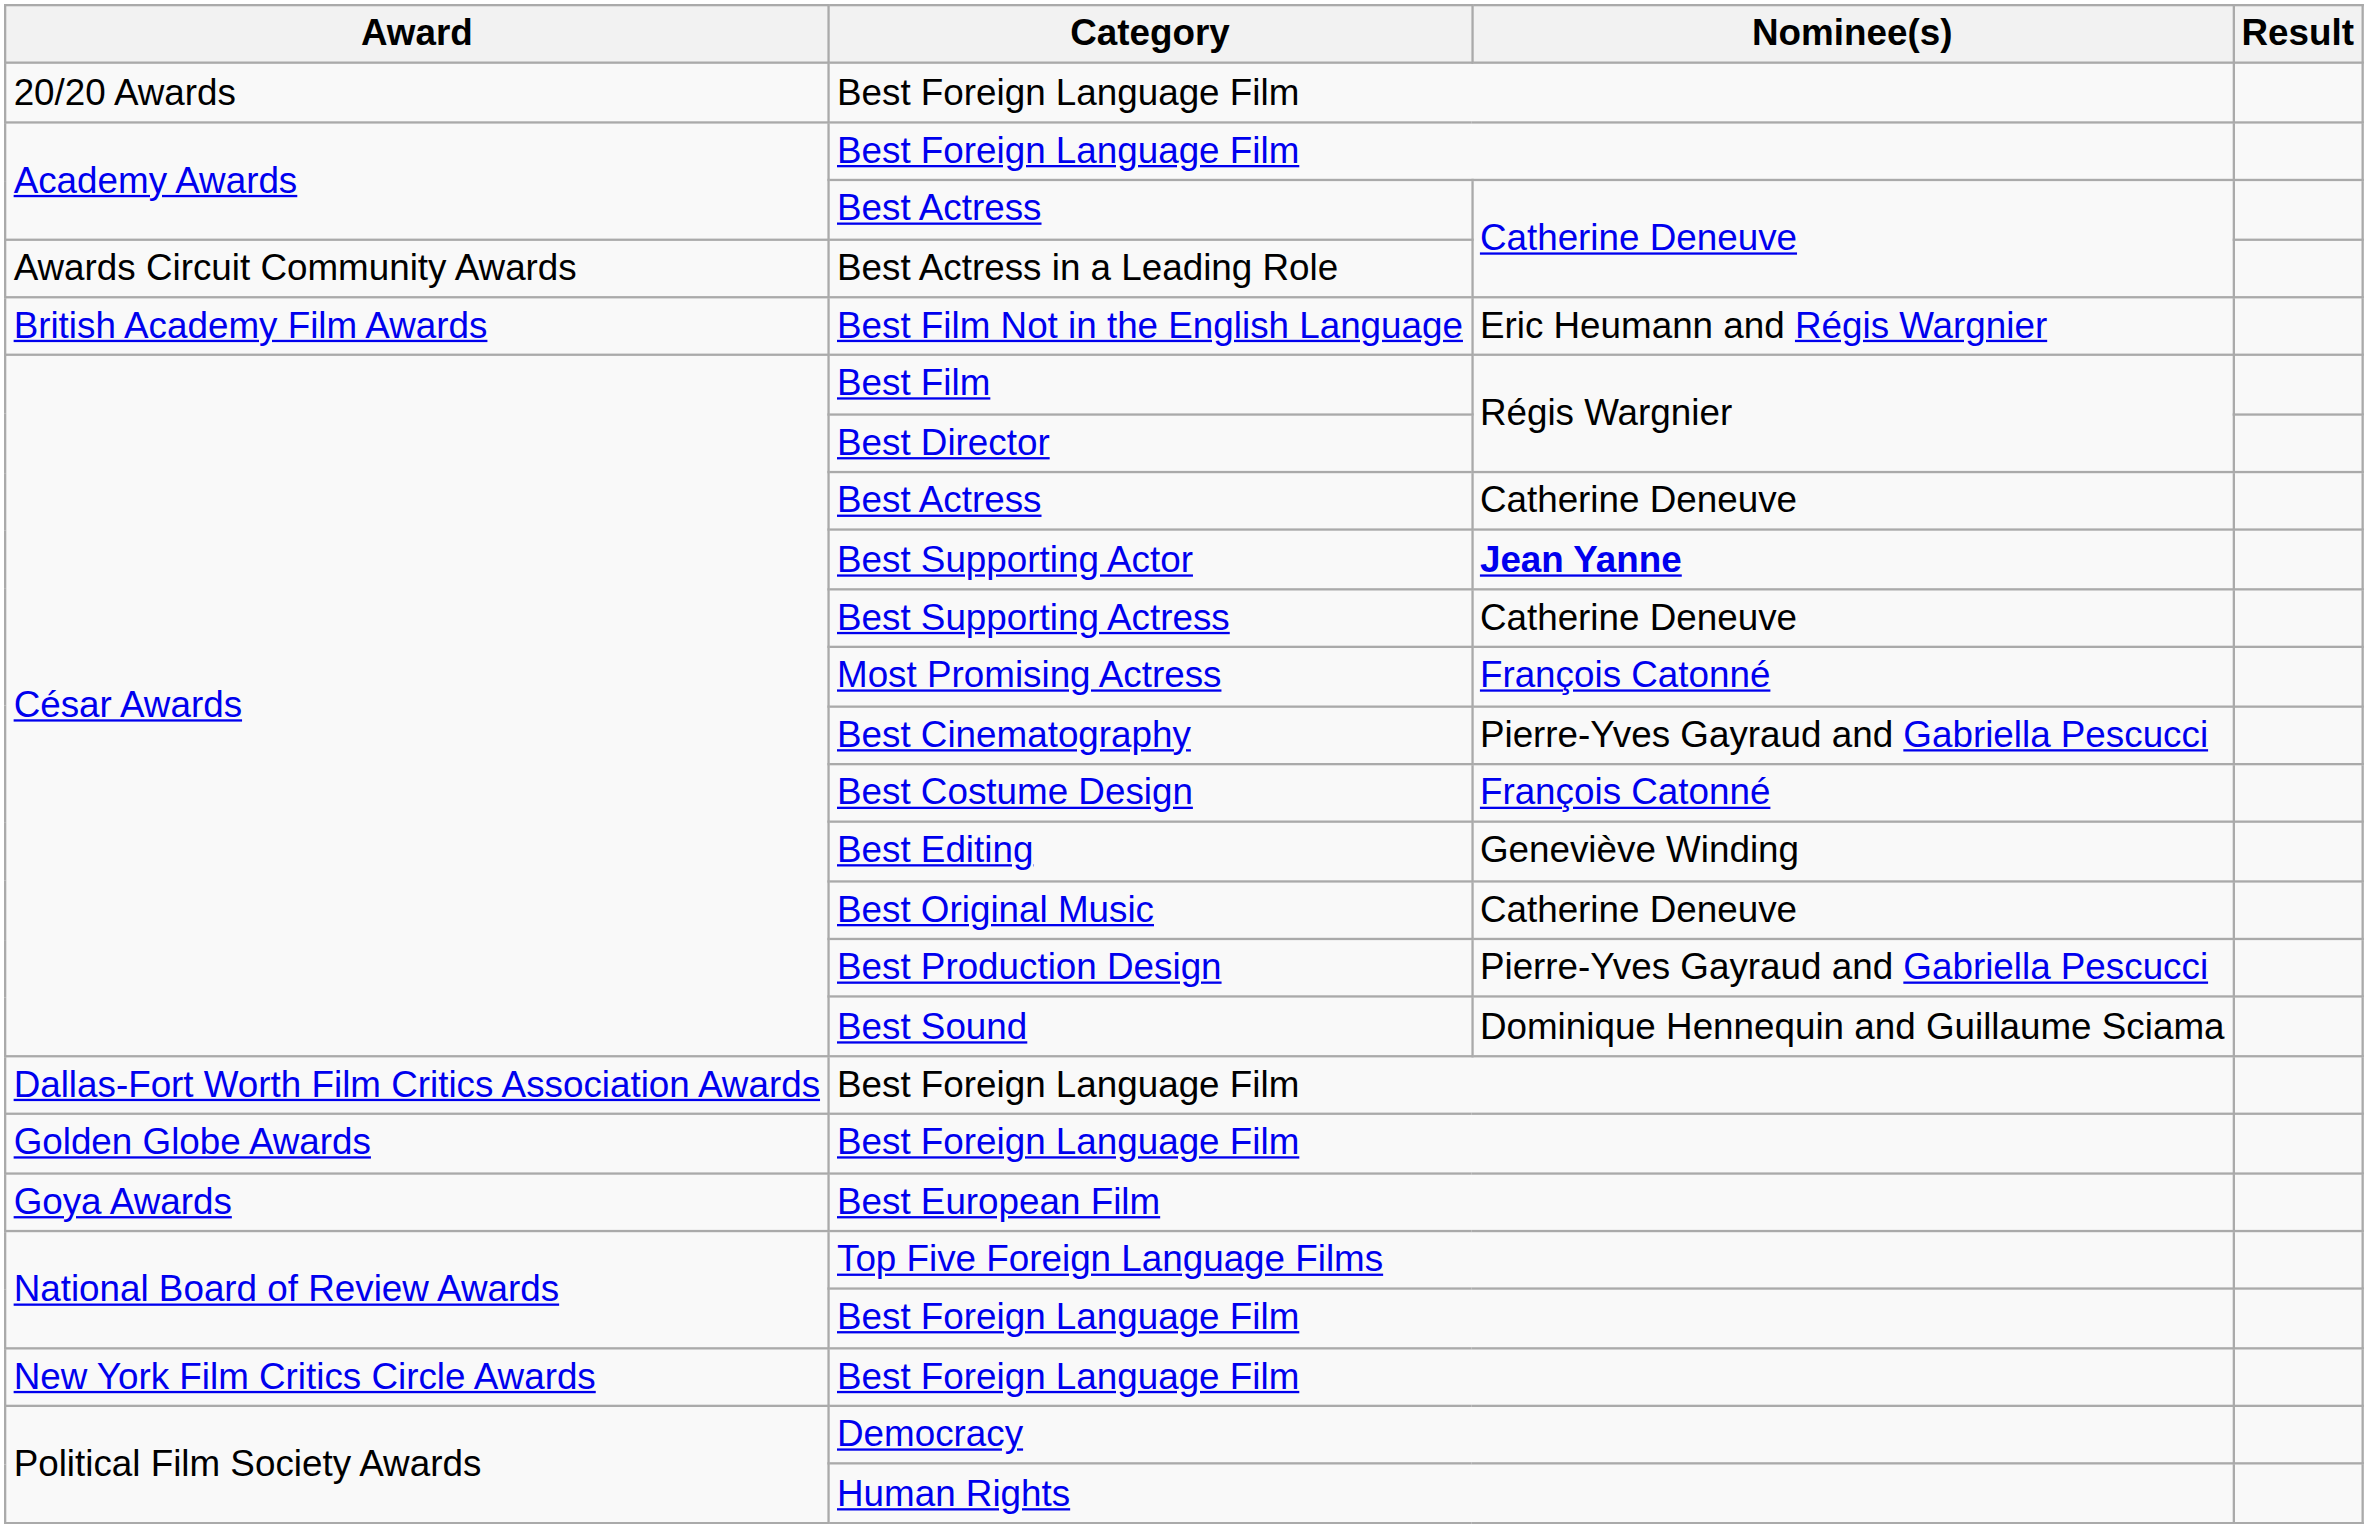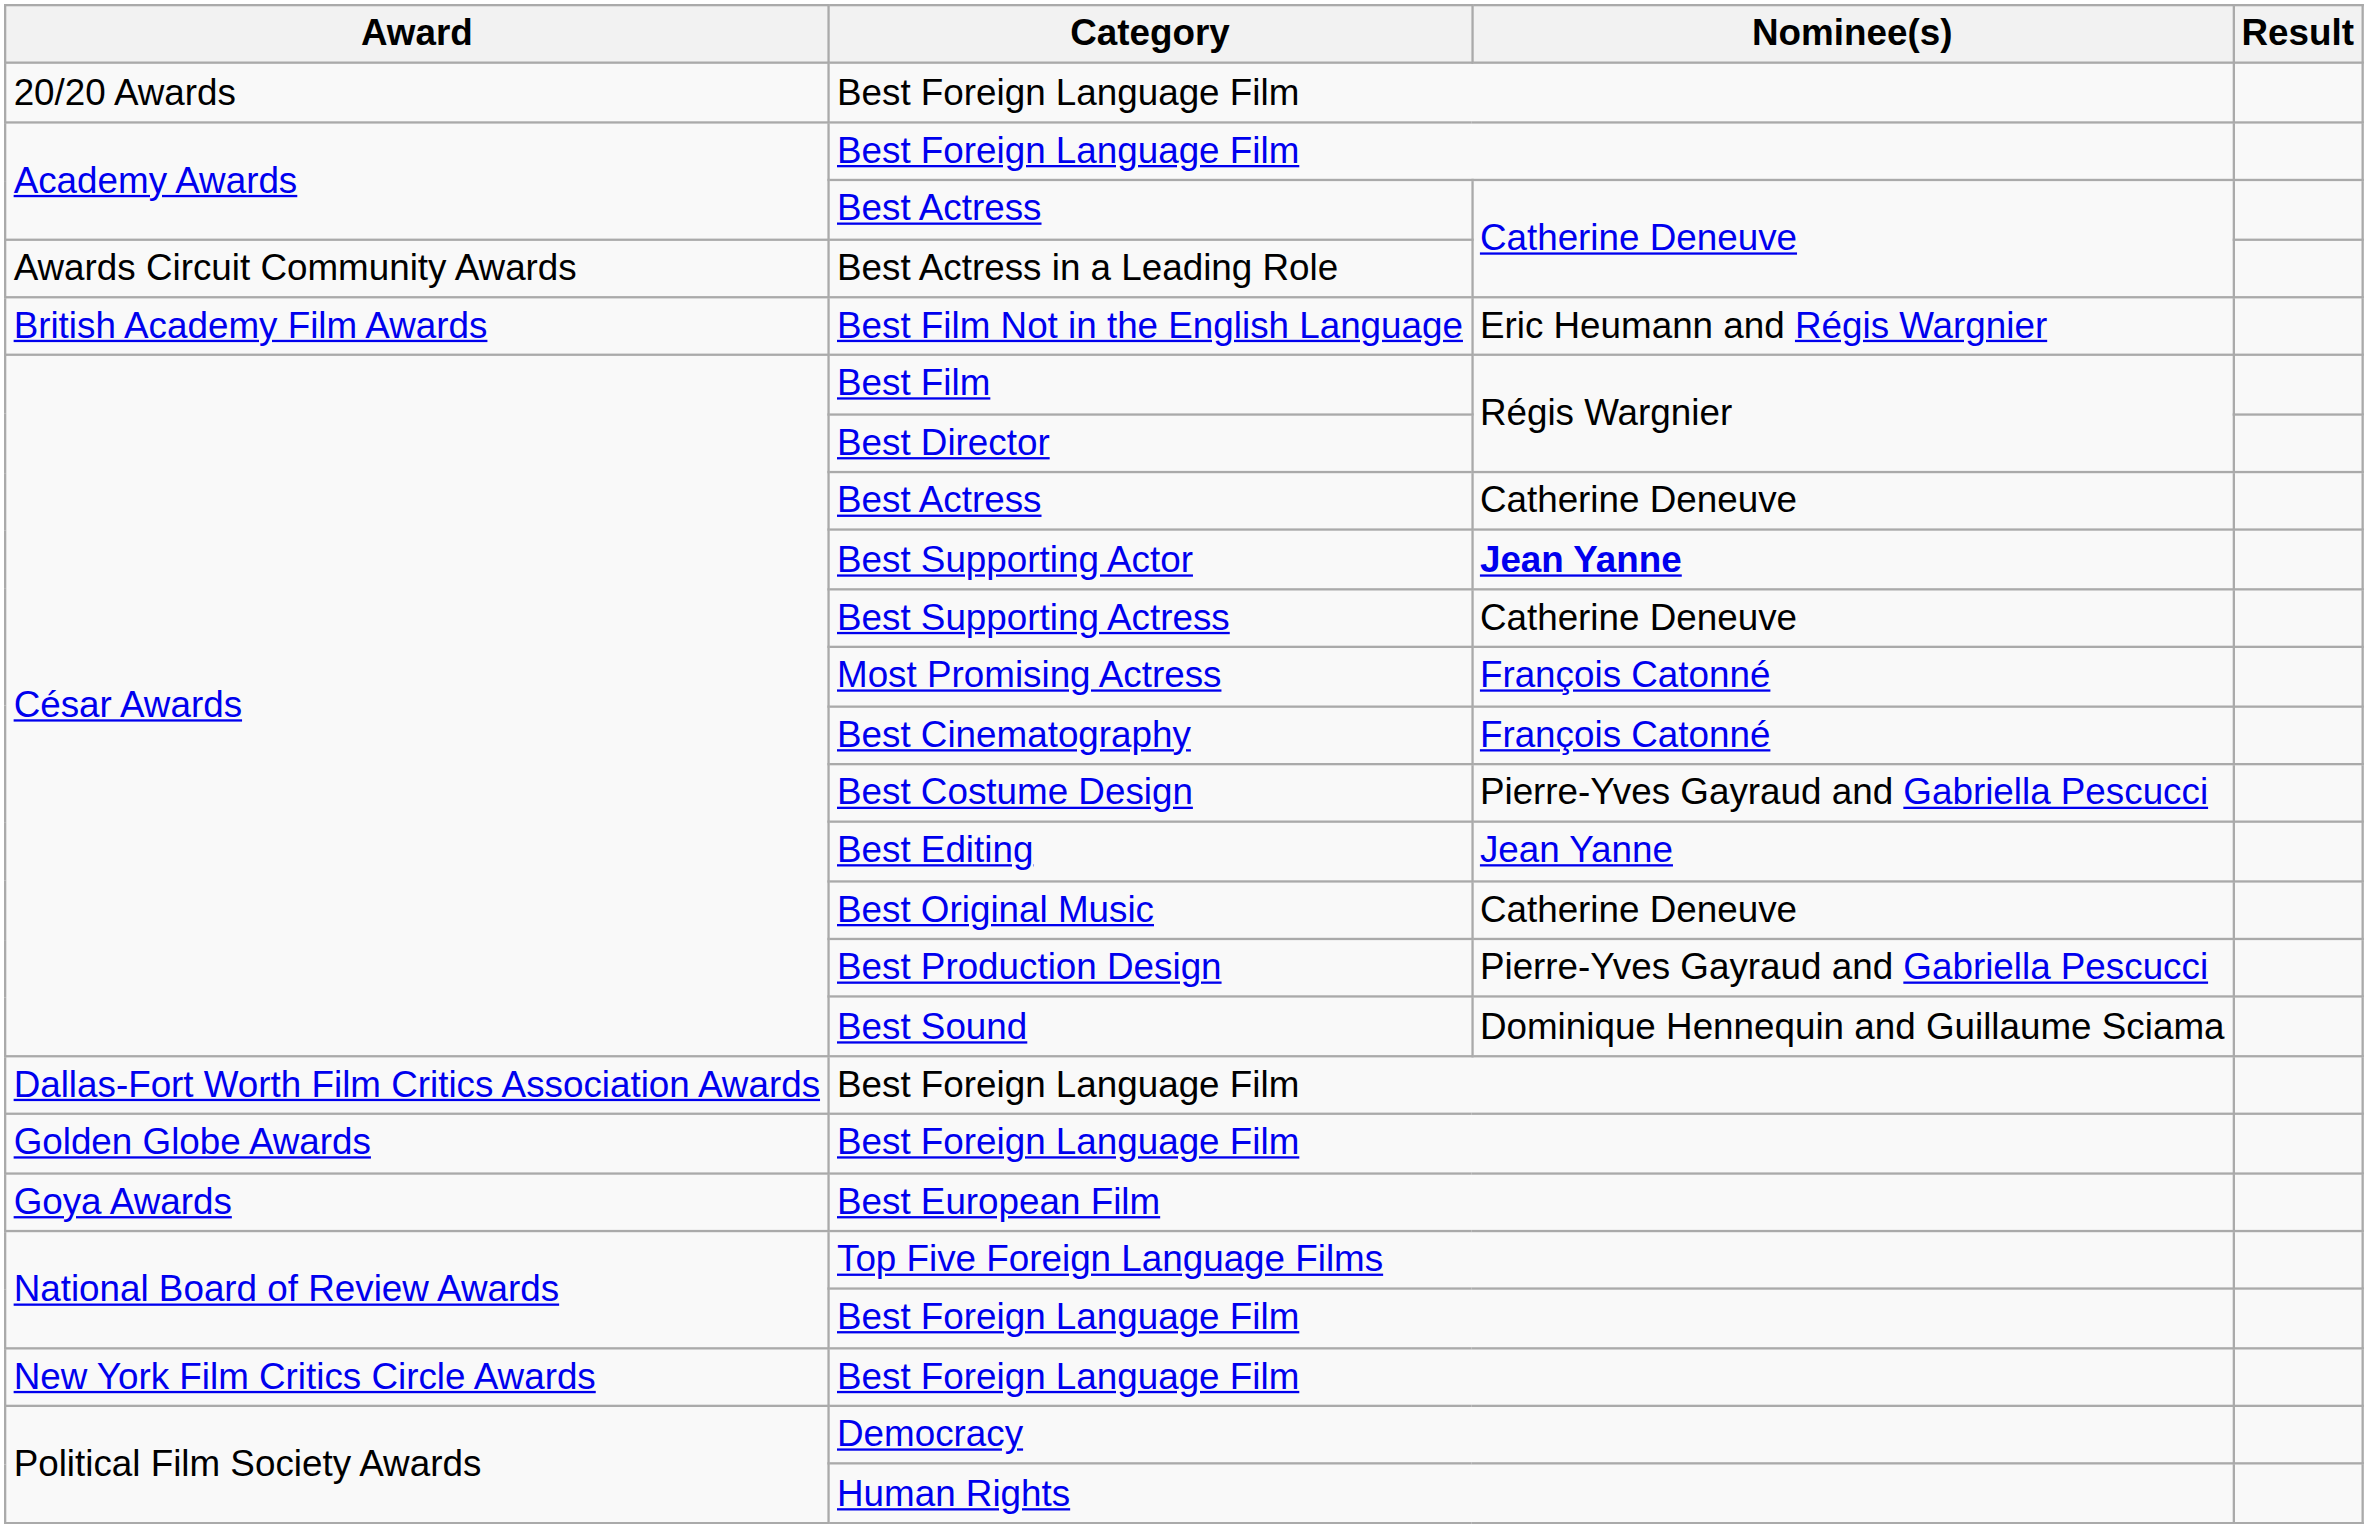(1844, 734) Pierre-Yves Gayraud and Gabriella Pescucci -> (1625, 734) François Catonné
(1625, 792) François Catonné -> (1844, 792) Pierre-Yves Gayraud and Gabriella Pescucci
(1639, 850) Geneviève Winding -> (1576, 850) Jean Yanne
